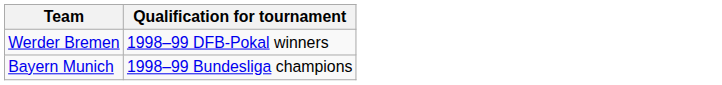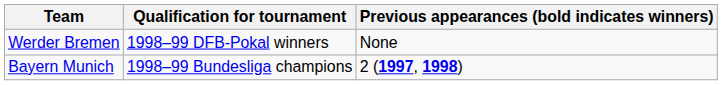+ column: (537, 17)
